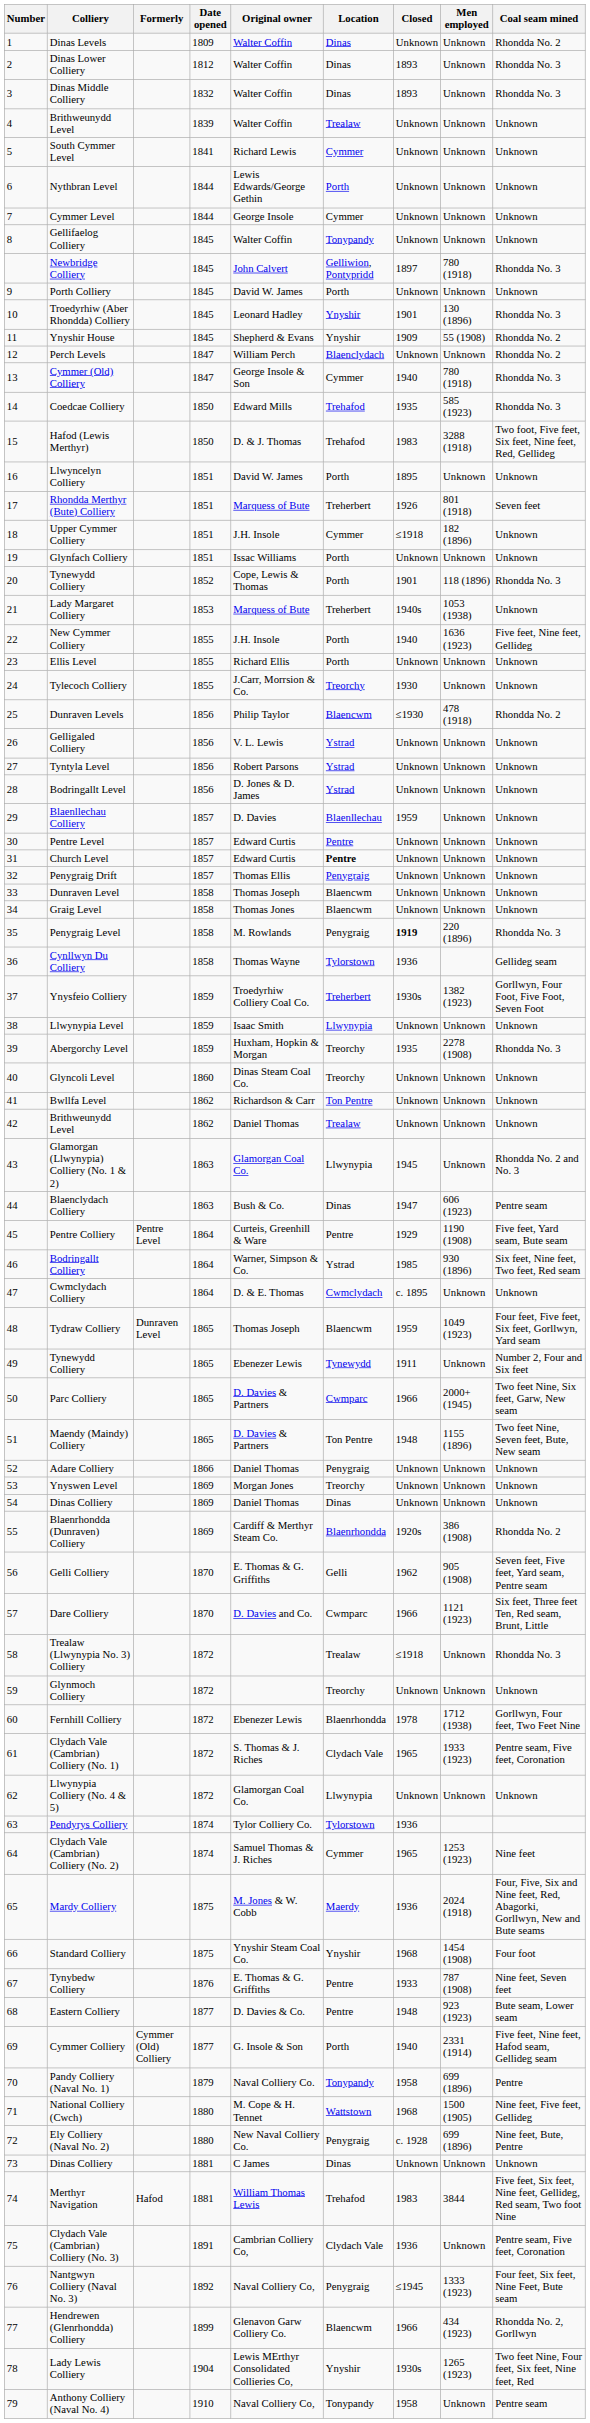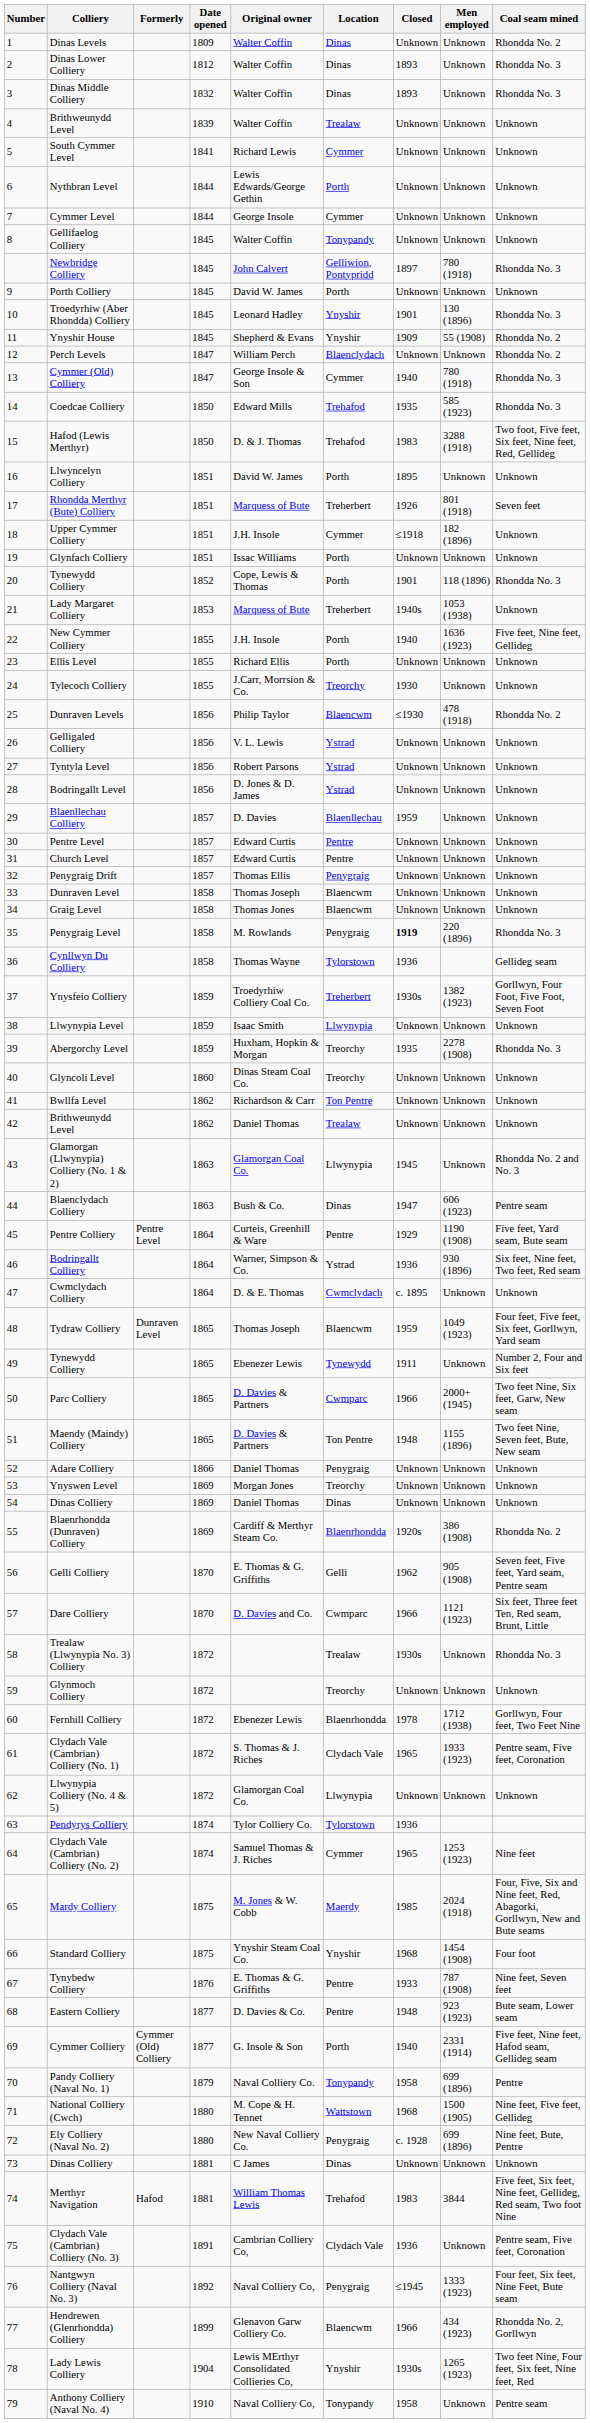(341, 858) bold -> (340, 858) normal
(407, 1264) 1985 -> (407, 1264) 1936
(410, 1655) ≤1918 -> (409, 1655) 1930s
(407, 1906) 1936 -> (407, 1906) 1985
